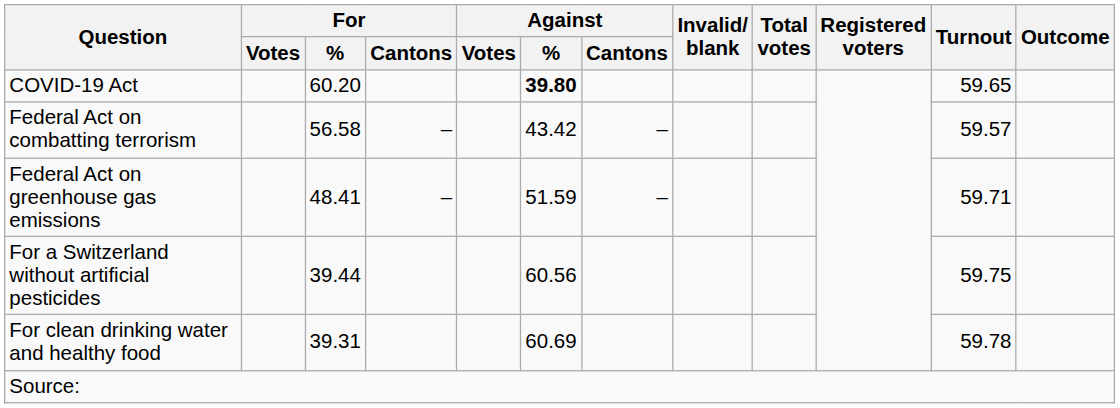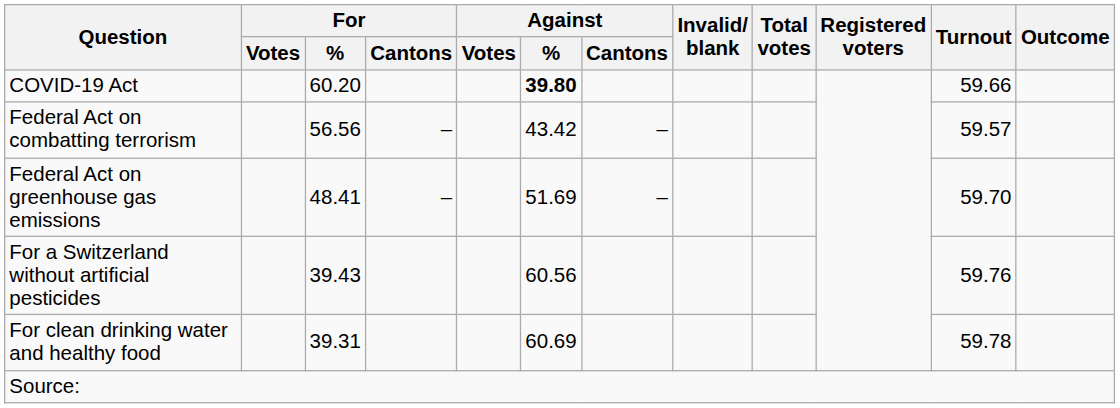(986, 85) 59.65 -> (986, 85) 59.66
(335, 129) 56.58 -> (335, 129) 56.56
(551, 196) 51.59 -> (551, 196) 51.69
(986, 196) 59.71 -> (986, 196) 59.70
(335, 275) 39.44 -> (335, 275) 39.43
(986, 275) 59.75 -> (986, 275) 59.76
